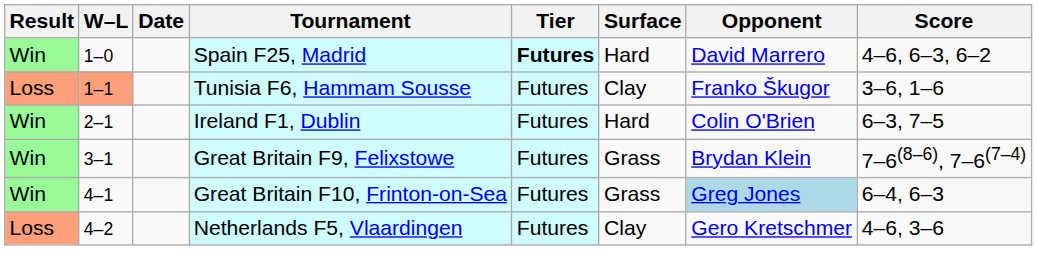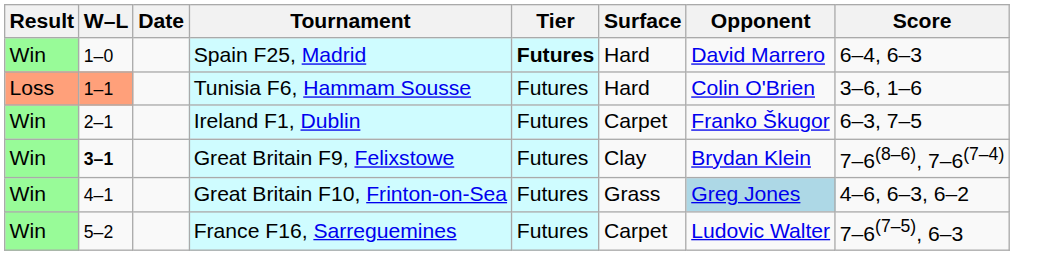(926, 54) 4–6, 6–3, 6–2 -> (881, 54) 6–4, 6–3
(625, 88) Clay -> (627, 88) Hard
(760, 88) Franko Škugor -> (753, 88) Colin O'Brien
(627, 121) Hard -> (636, 121) Carpet
(753, 121) Colin O'Brien -> (760, 121) Franko Škugor
(99, 159) normal -> (99, 158) bold
(632, 158) Grass -> (625, 158) Clay
(903, 194) 6–4, 6–3 -> (904, 194) 4–6, 6–3, 6–2
- row: (328, 227)
+ row: (325, 230)
